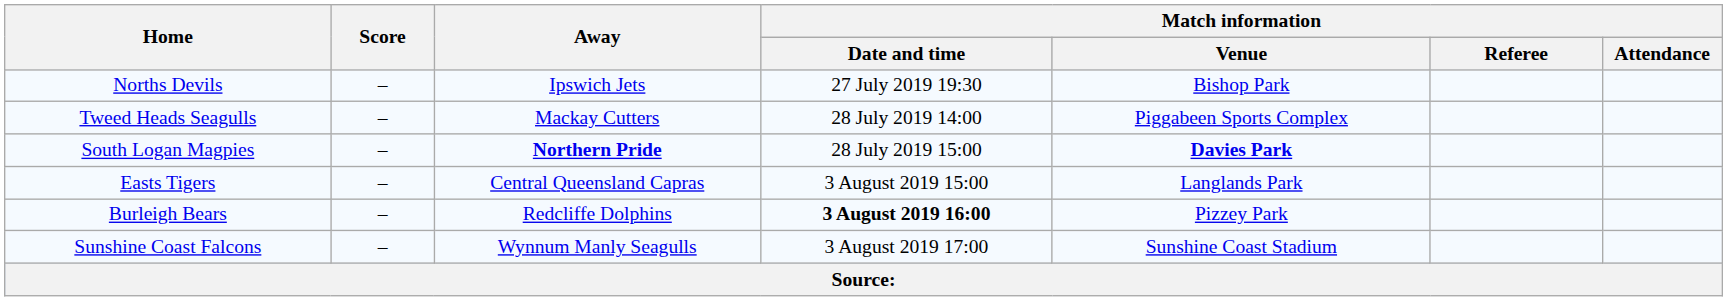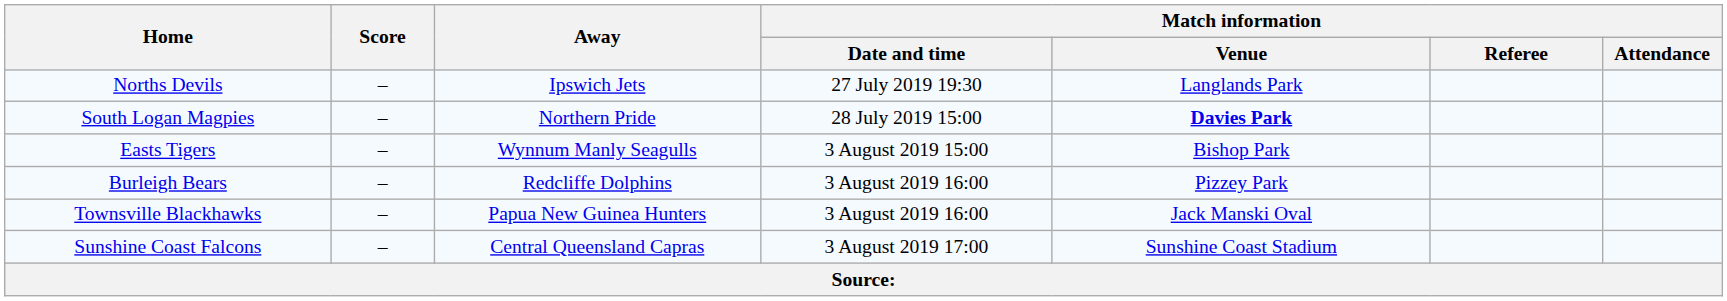(1241, 85) Bishop Park -> (1241, 85) Langlands Park
- row: (168, 117)
(597, 150) bold -> (597, 117) normal
(597, 182) Central Queensland Capras -> (597, 150) Wynnum Manly Seagulls
(1241, 182) Langlands Park -> (1241, 150) Bishop Park
(906, 214) bold -> (906, 182) normal
+ row: (168, 214)
(597, 247) Wynnum Manly Seagulls -> (597, 247) Central Queensland Capras
